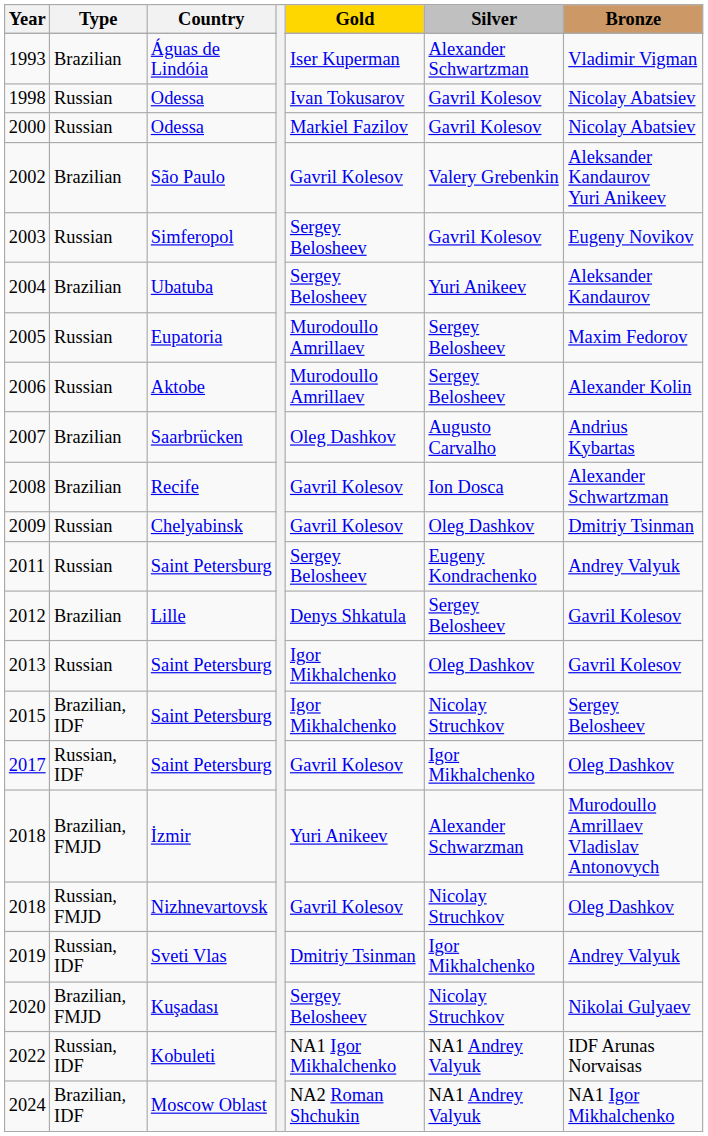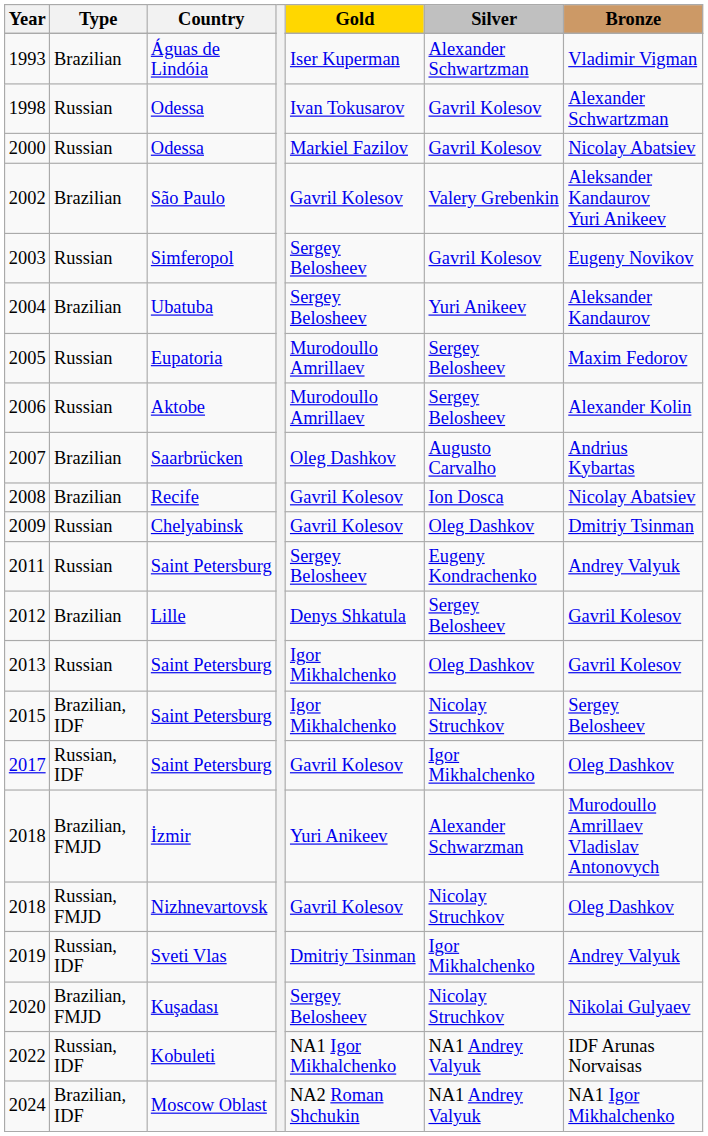(632, 98) Nicolay Abatsiev -> (618, 108) Alexander Schwartzman
(618, 486) Alexander Schwartzman -> (632, 497) Nicolay Abatsiev
